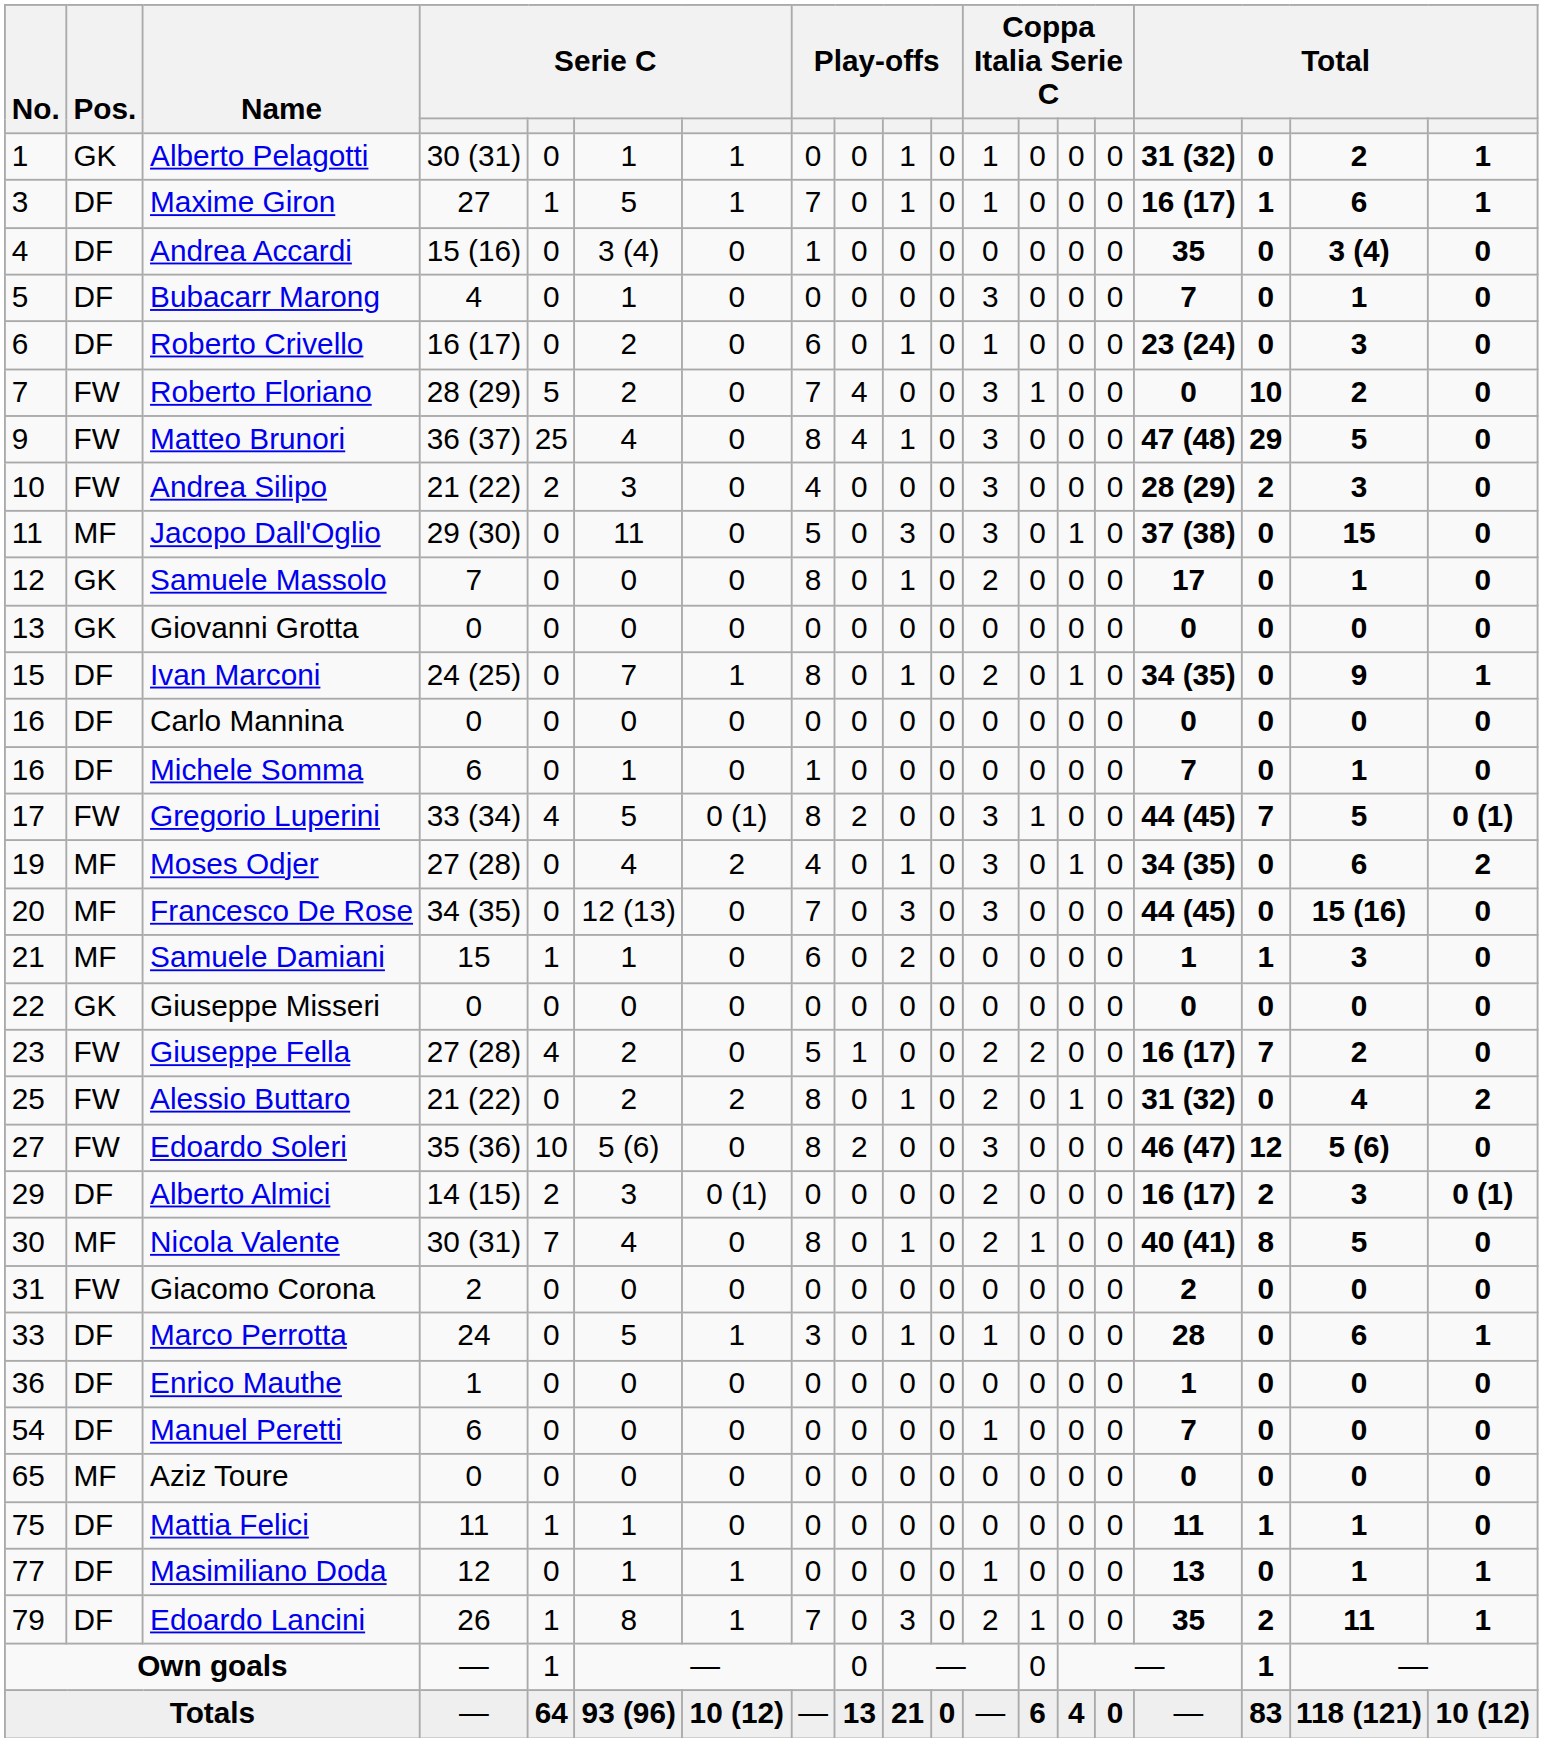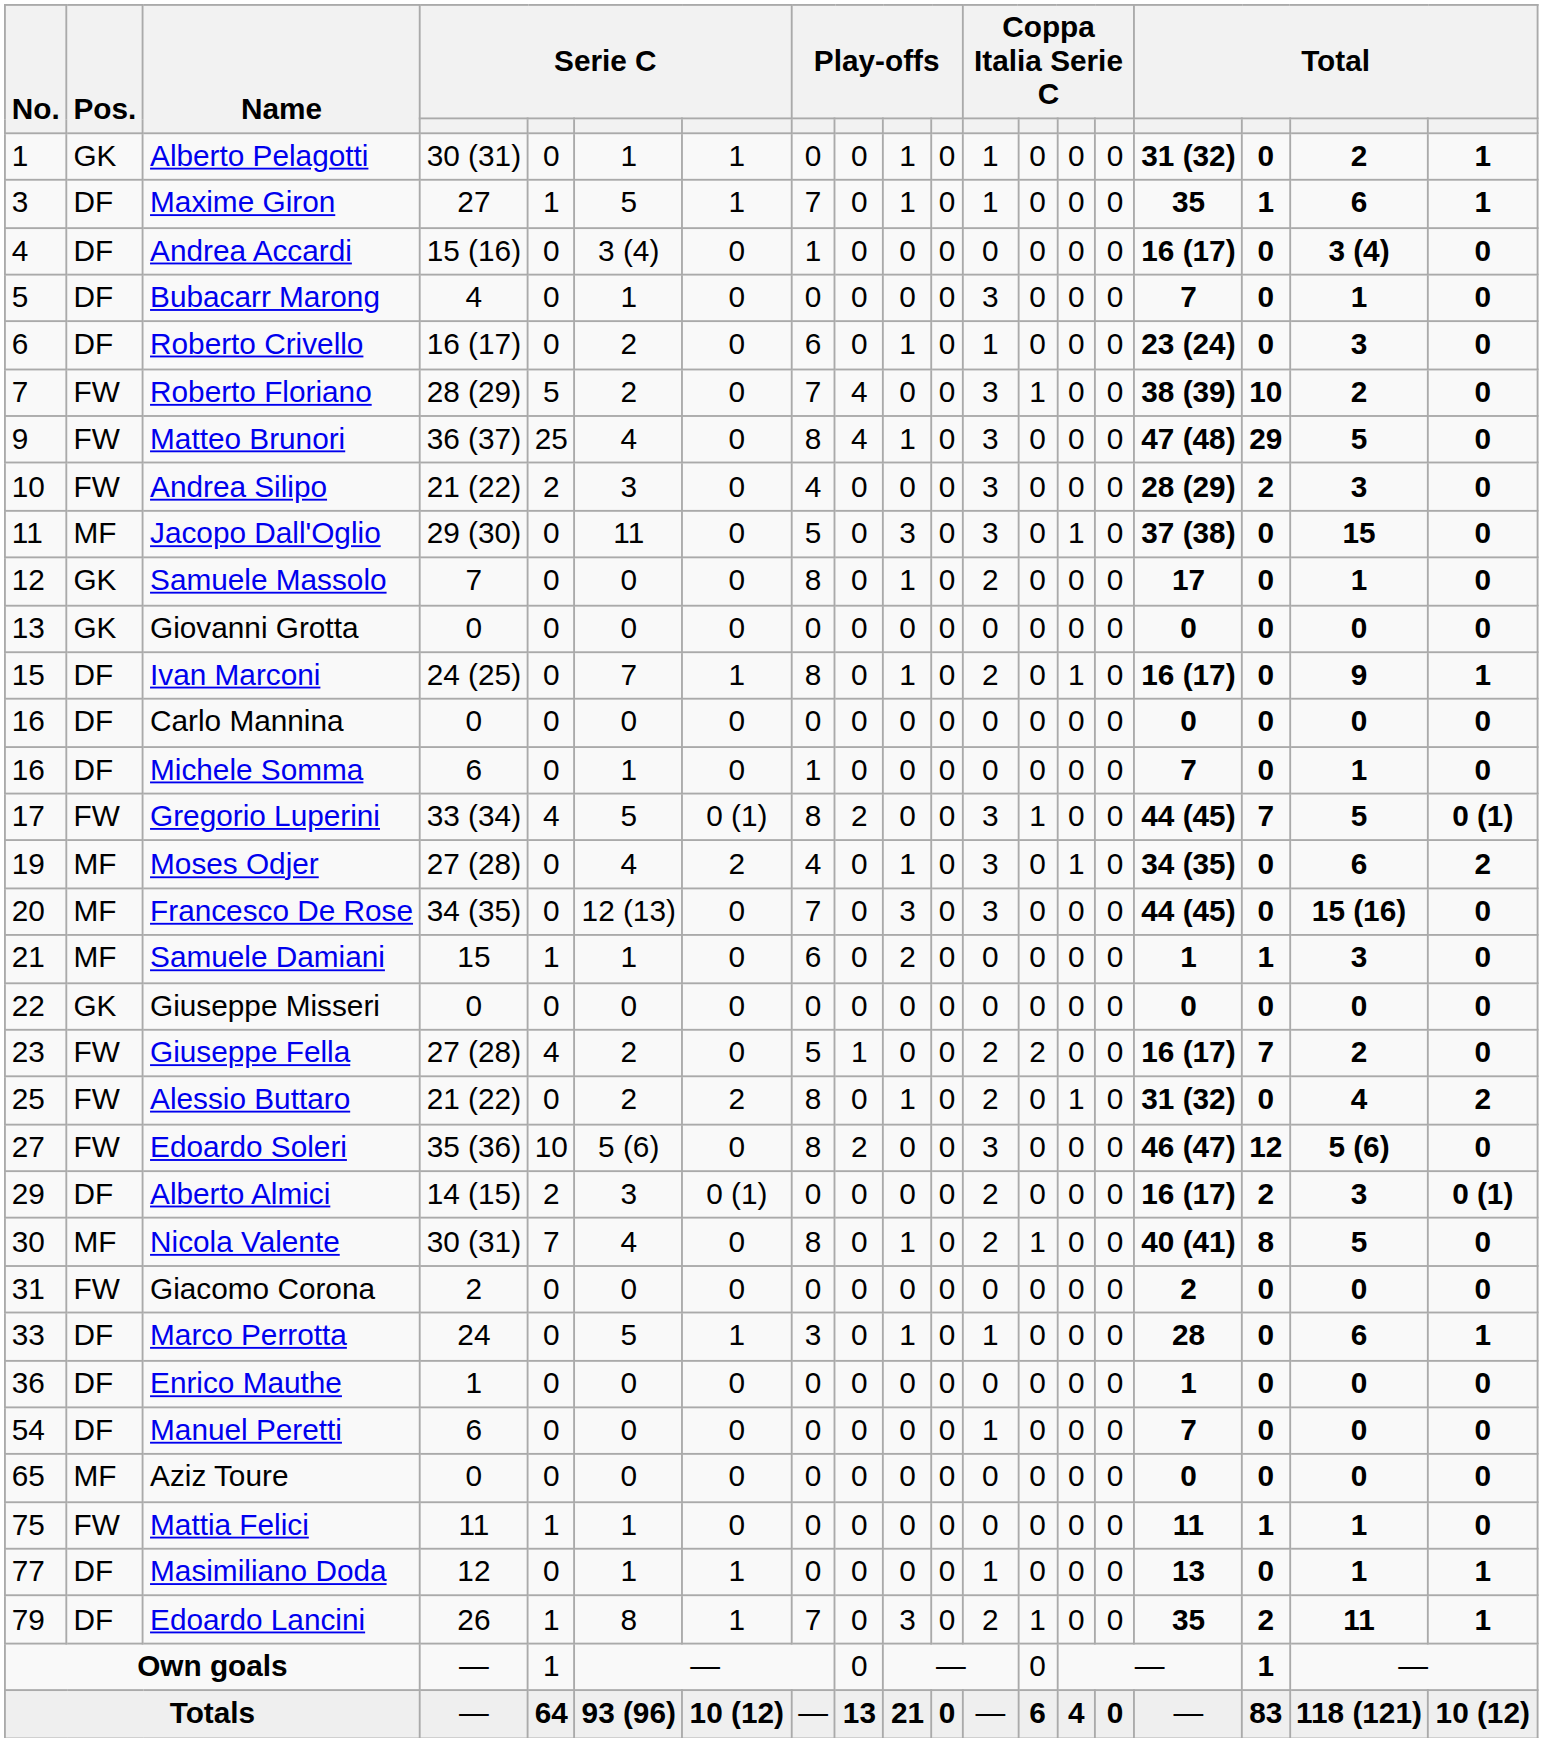(1188, 203) 16 (17) -> (1188, 203) 35
(1188, 250) 35 -> (1188, 250) 16 (17)
(1188, 391) 0 -> (1188, 391) 38 (39)
(1188, 675) 34 (35) -> (1188, 675) 16 (17)
(93, 1524) DF -> (97, 1524) FW
